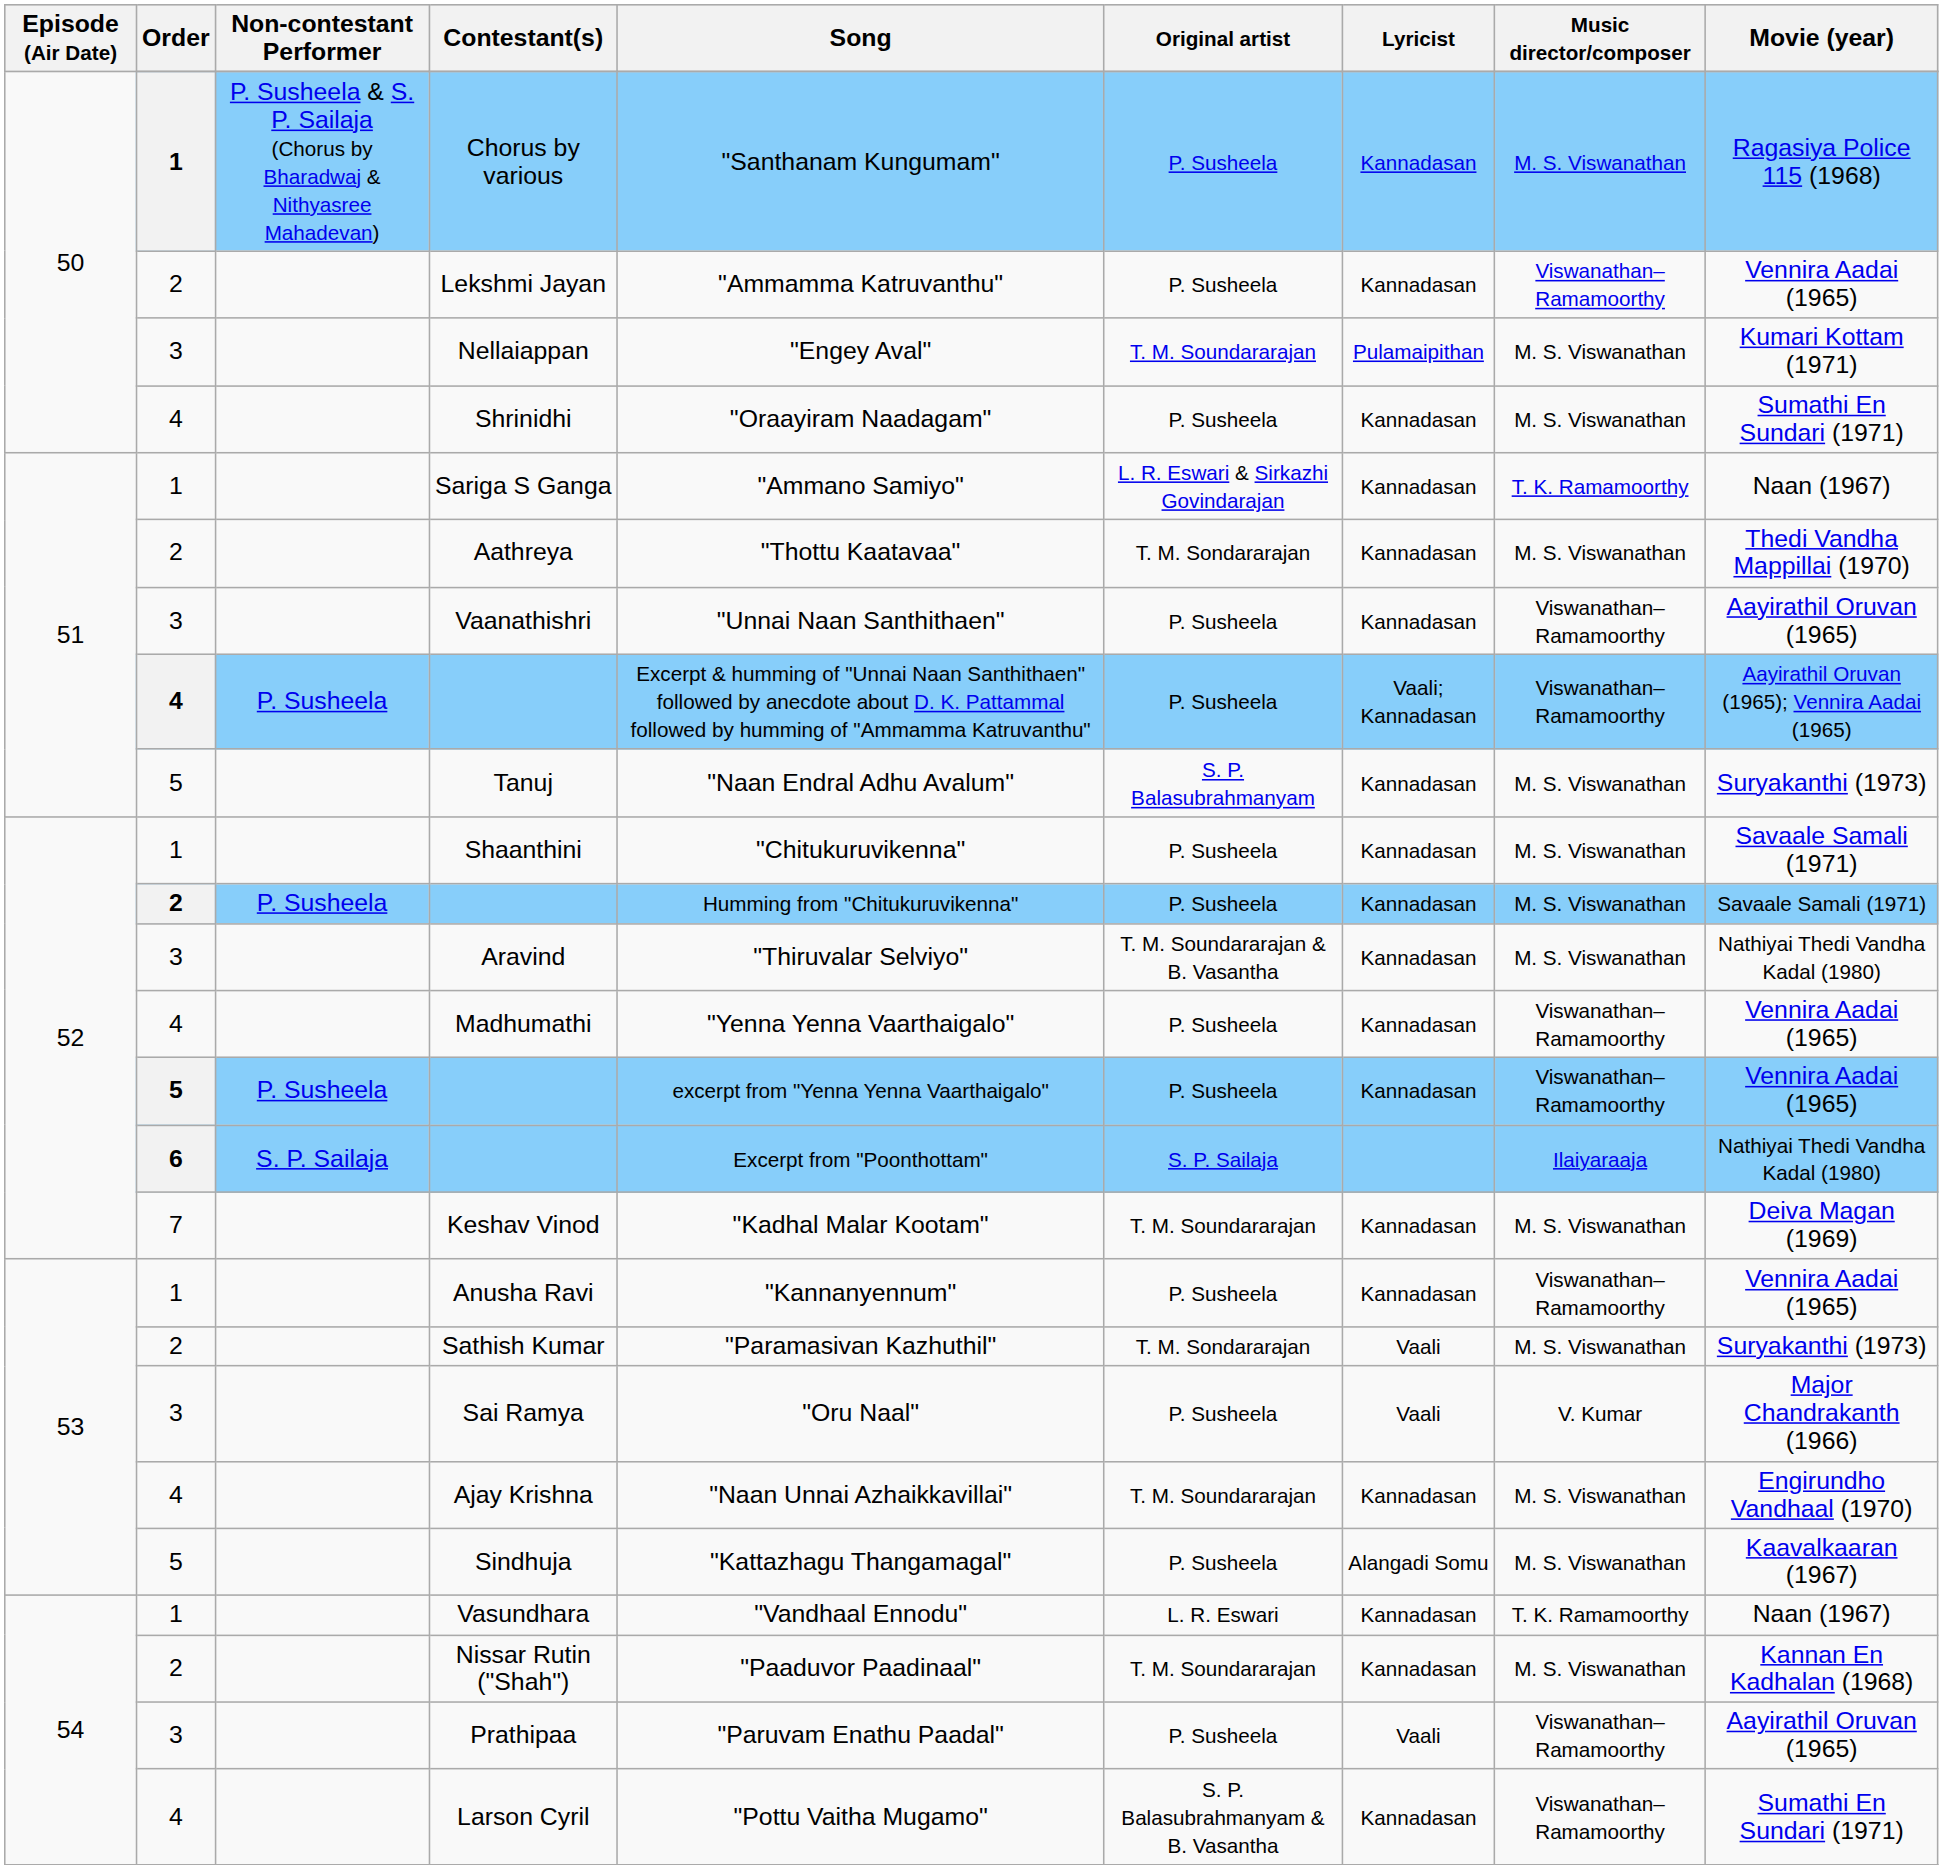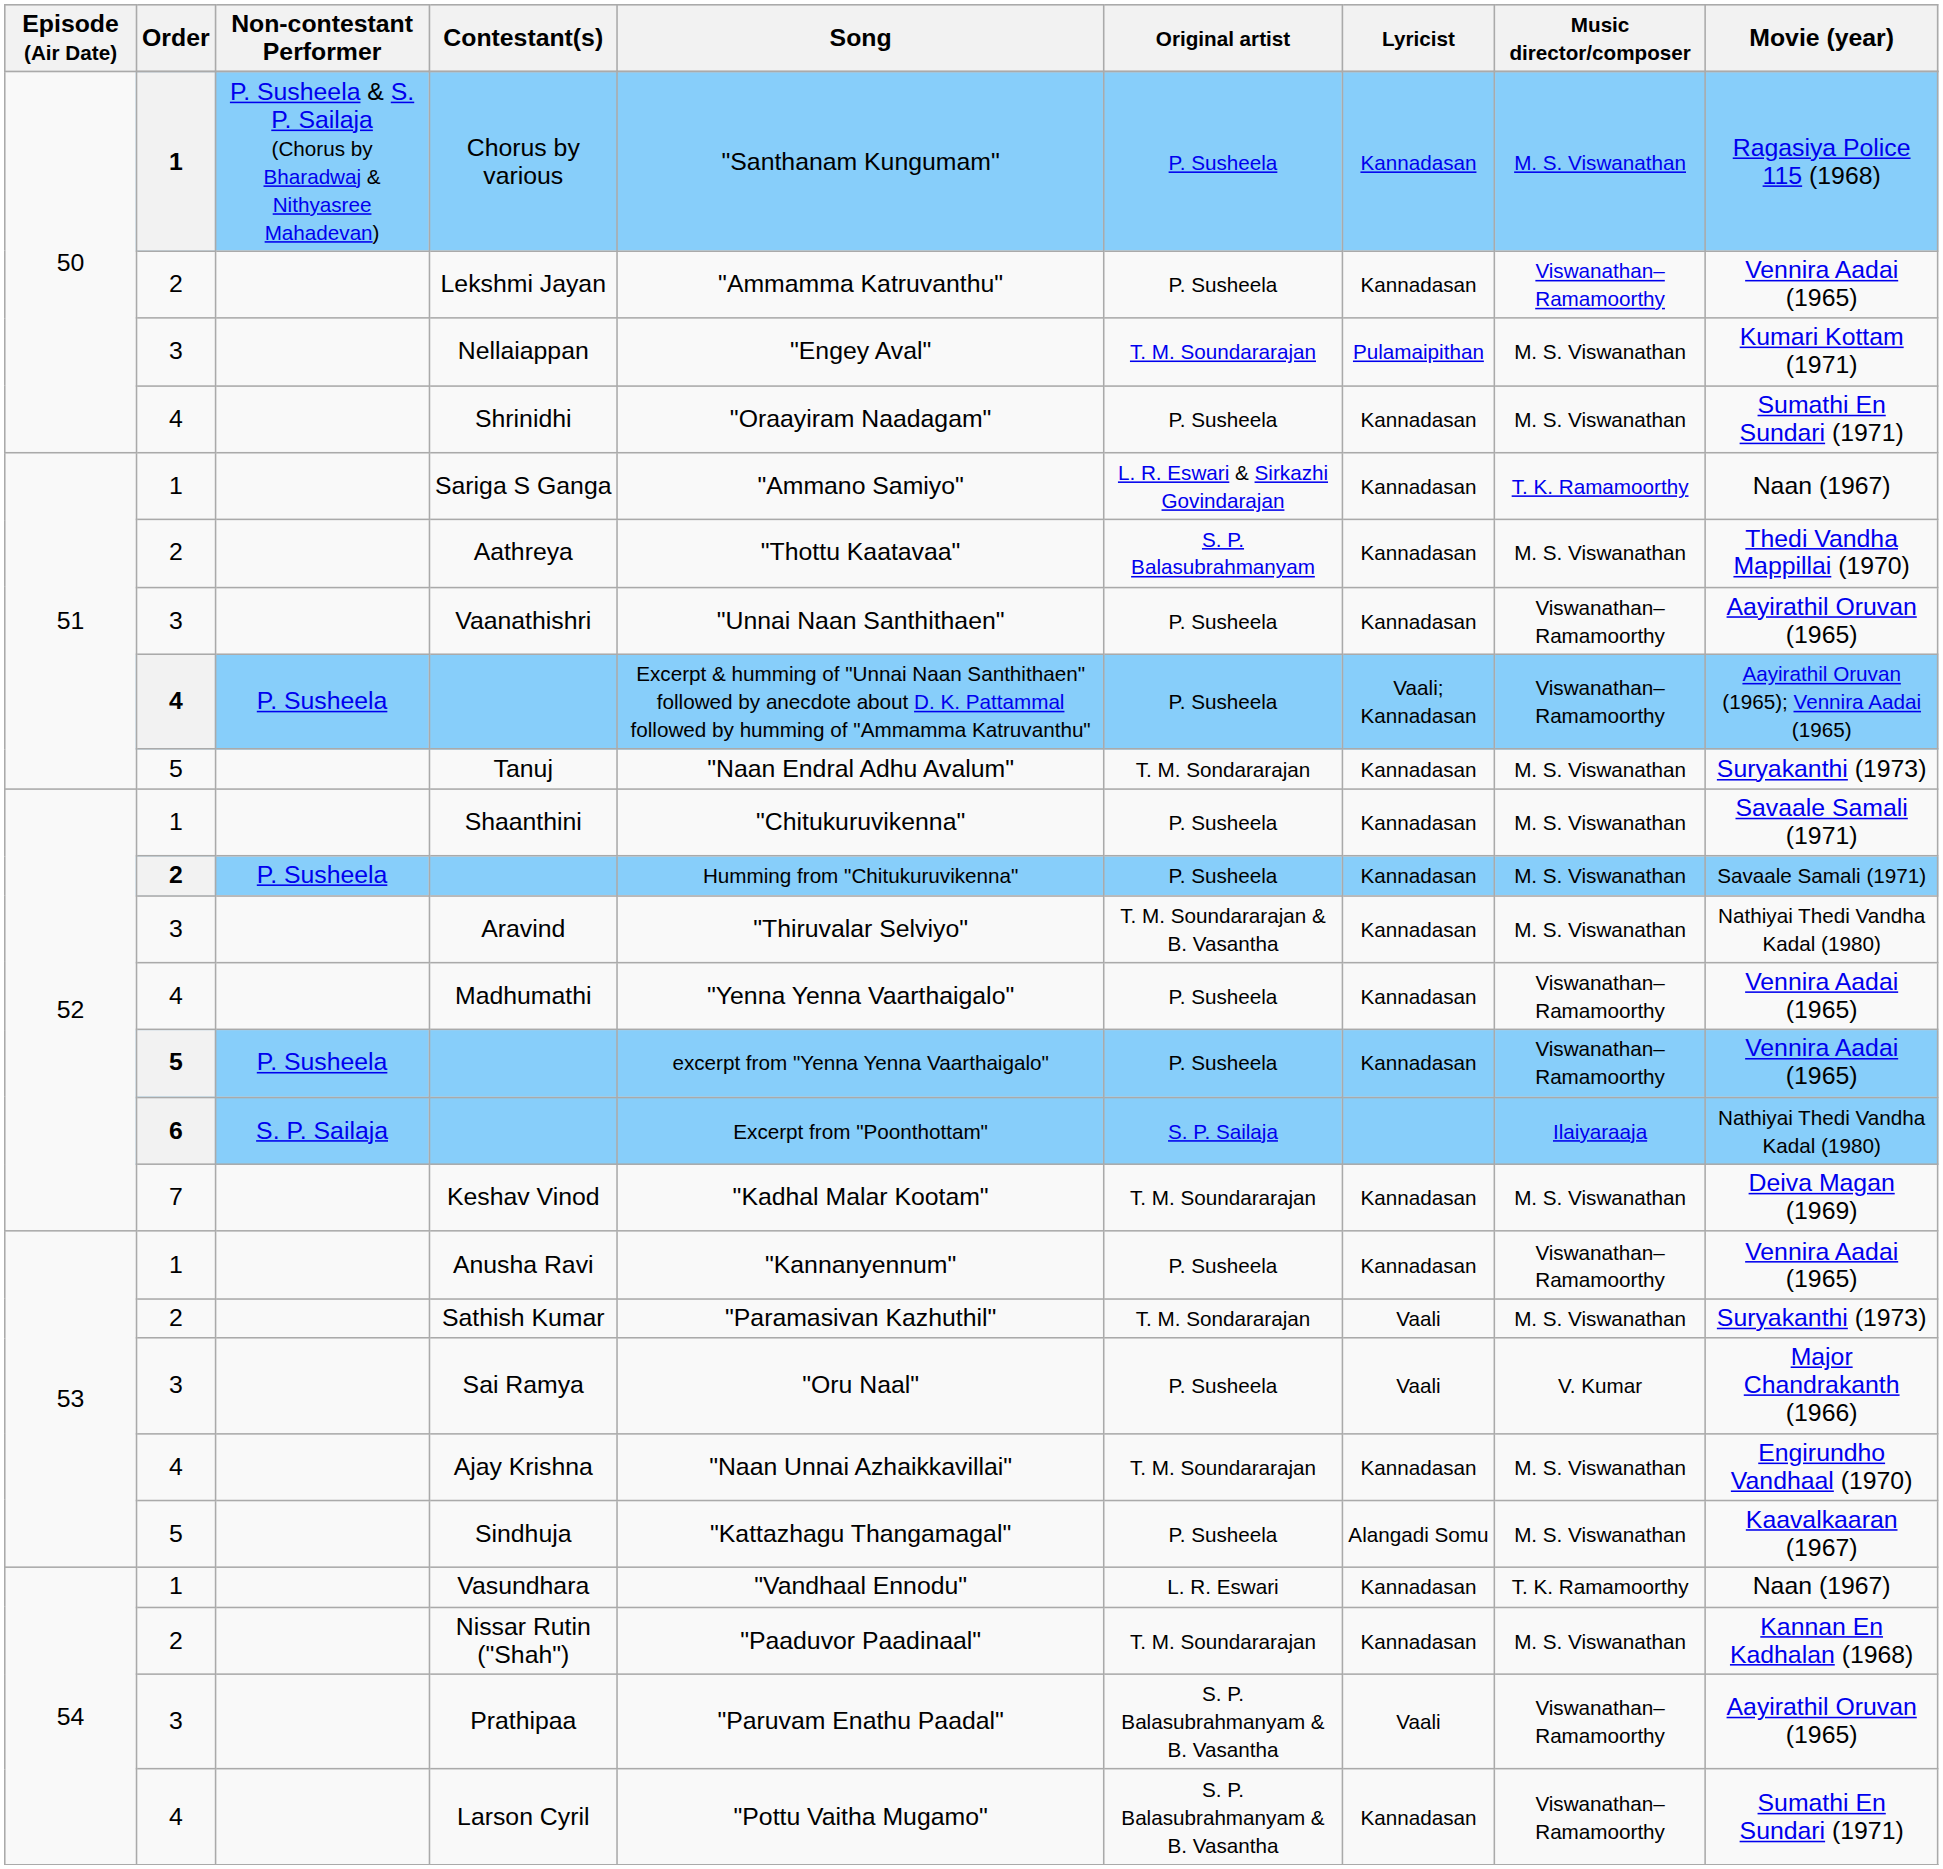(1223, 554) T. M. Sondararajan -> (1223, 554) S. P. Balasubrahmanyam
(1223, 784) S. P. Balasubrahmanyam -> (1223, 770) T. M. Sondararajan
(1223, 1736) P. Susheela -> (1223, 1722) S. P. Balasubrahmanyam & B. Vasantha
